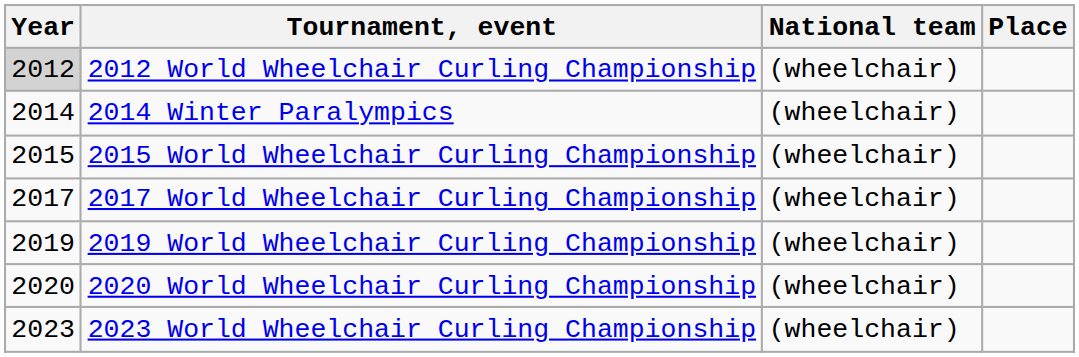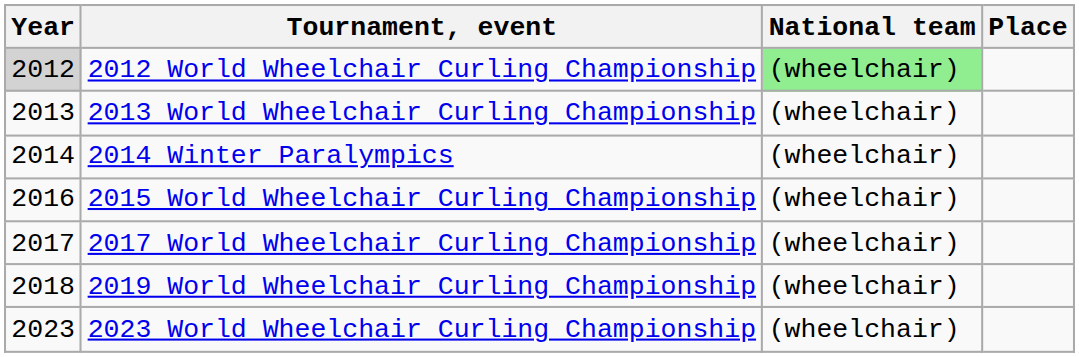(864, 70) no background -> (864, 70) lightgreen background
+ row: (422, 113)
(43, 156) 2015 -> (43, 200) 2016
(43, 243) 2019 -> (43, 286) 2018
- row: (422, 286)
